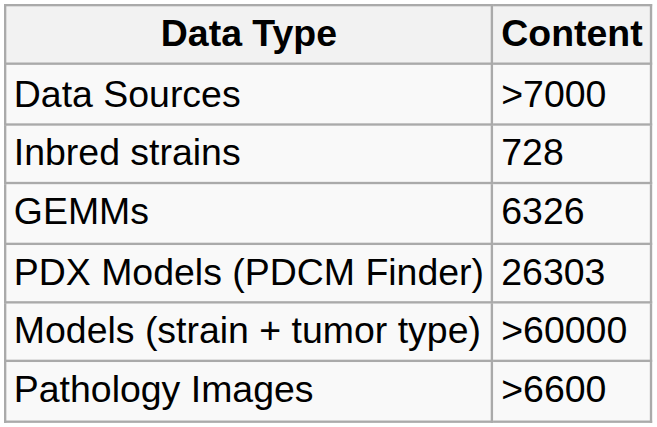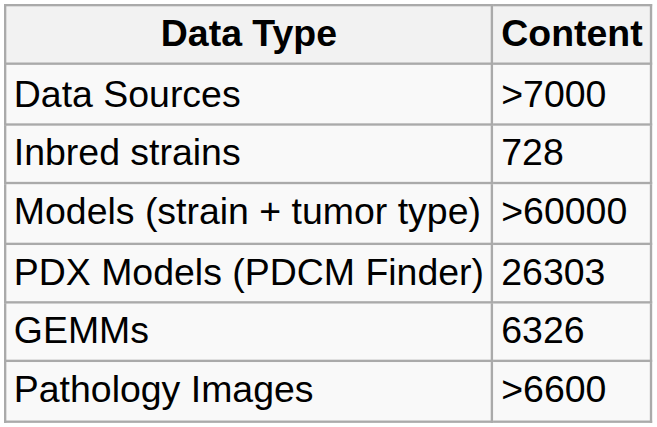rows swapped: (81, 212) <-> (247, 331)
